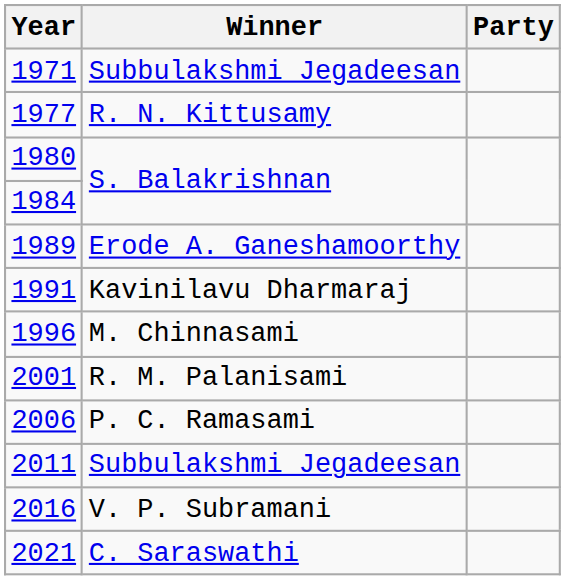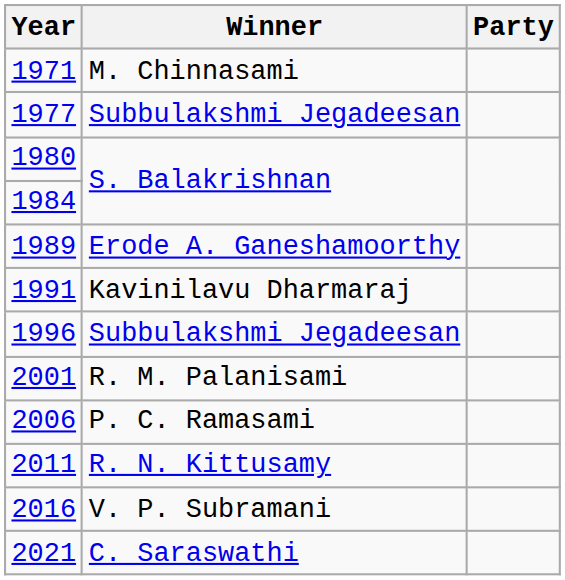(275, 71) Subbulakshmi Jegadeesan -> (194, 71) M. Chinnasami
(210, 115) R. N. Kittusamy -> (275, 115) Subbulakshmi Jegadeesan
(194, 334) M. Chinnasami -> (275, 334) Subbulakshmi Jegadeesan
(275, 466) Subbulakshmi Jegadeesan -> (210, 466) R. N. Kittusamy
